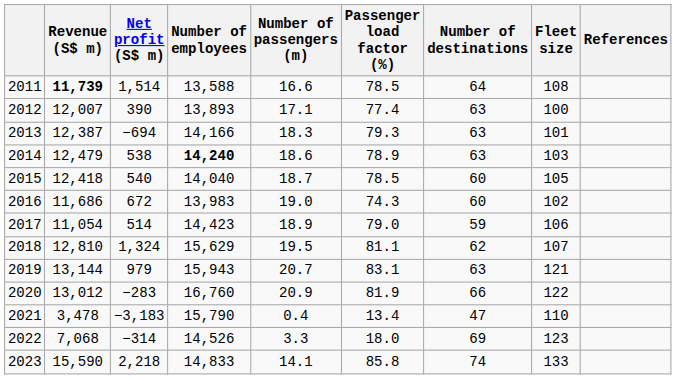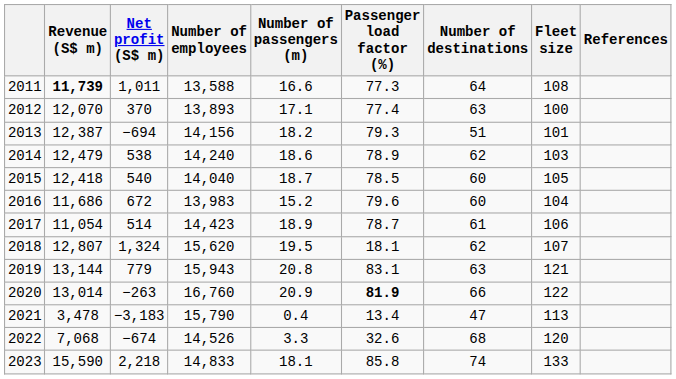(139, 87) 1,514 -> (139, 87) 1,011
(383, 87) 78.5 -> (383, 87) 77.3
(78, 110) 12,007 -> (78, 110) 12,070
(139, 110) 390 -> (139, 110) 370
(209, 133) 14,166 -> (209, 133) 14,156
(296, 133) 18.3 -> (296, 133) 18.2
(478, 133) 63 -> (478, 133) 51
(209, 156) bold -> (209, 156) normal
(478, 156) 63 -> (478, 156) 62
(296, 202) 19.0 -> (296, 202) 15.2
(383, 202) 74.3 -> (383, 202) 79.6
(556, 202) 102 -> (556, 202) 104
(383, 225) 79.0 -> (383, 225) 78.7
(478, 225) 59 -> (478, 225) 61
(78, 248) 12,810 -> (78, 248) 12,807
(209, 248) 15,629 -> (209, 248) 15,620
(383, 248) 81.1 -> (383, 248) 18.1
(139, 271) 979 -> (139, 271) 779
(296, 271) 20.7 -> (296, 271) 20.8
(78, 293) 13,012 -> (78, 293) 13,014
(139, 293) −283 -> (139, 293) −263
(383, 293) normal -> (383, 293) bold
(556, 316) 110 -> (556, 316) 113
(139, 339) −314 -> (139, 339) −674
(383, 339) 18.0 -> (383, 339) 32.6
(478, 339) 69 -> (478, 339) 68
(556, 339) 123 -> (556, 339) 120
(296, 362) 14.1 -> (296, 362) 18.1
